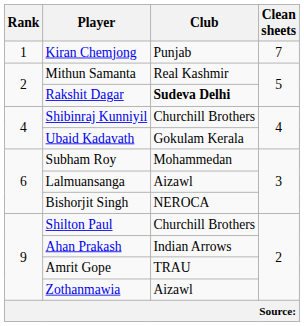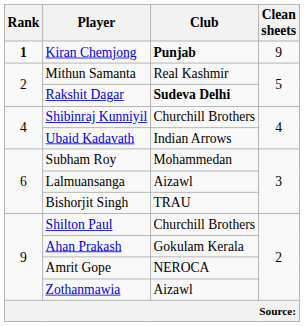(23, 52) normal -> (23, 52) bold
(172, 52) normal -> (175, 52) bold
(279, 52) 7 -> (279, 52) 9
(199, 138) Gokulam Kerala -> (193, 138) Indian Arrows
(181, 203) NEROCA -> (172, 203) TRAU
(193, 246) Indian Arrows -> (199, 246) Gokulam Kerala
(172, 267) TRAU -> (181, 267) NEROCA
